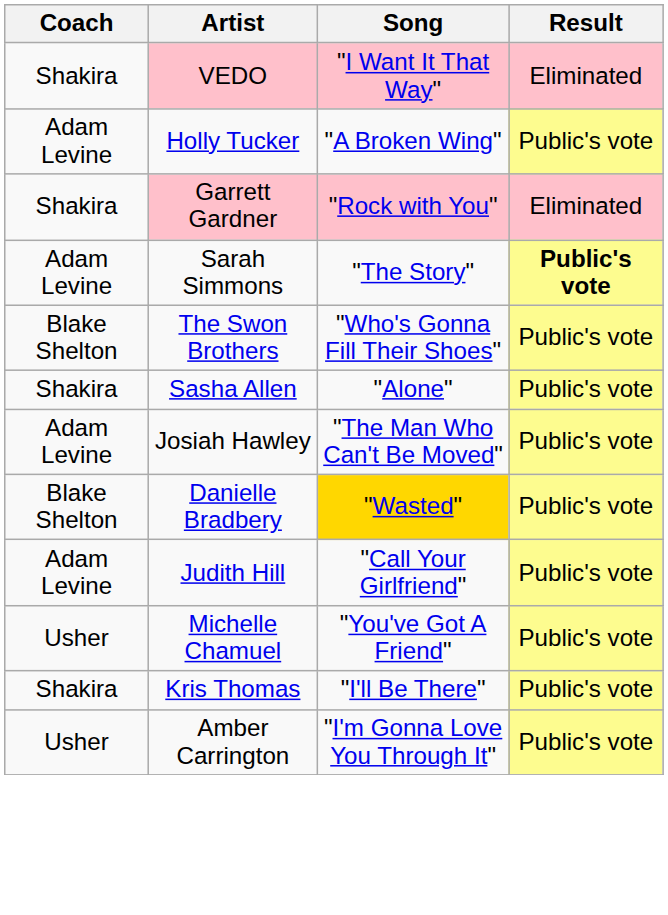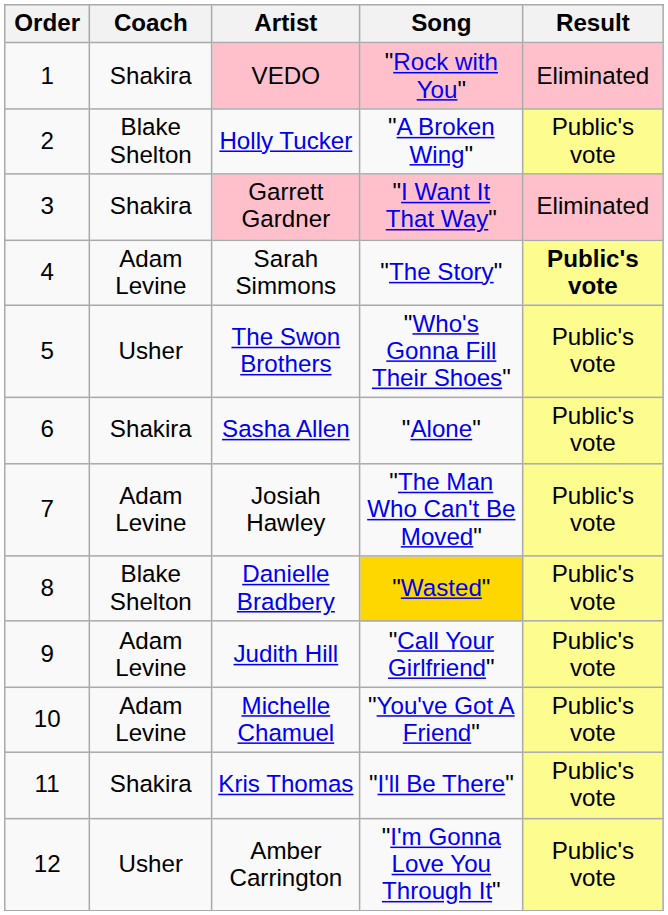+ column: (47, 23)
(413, 75) "I Want It That Way" -> (441, 75) "Rock with You"
(77, 141) Adam Levine -> (151, 141) Blake Shelton
(413, 206) "Rock with You" -> (441, 206) "I Want It That Way"
(77, 337) Blake Shelton -> (151, 351) Usher
(77, 637) Usher -> (151, 719) Adam Levine
